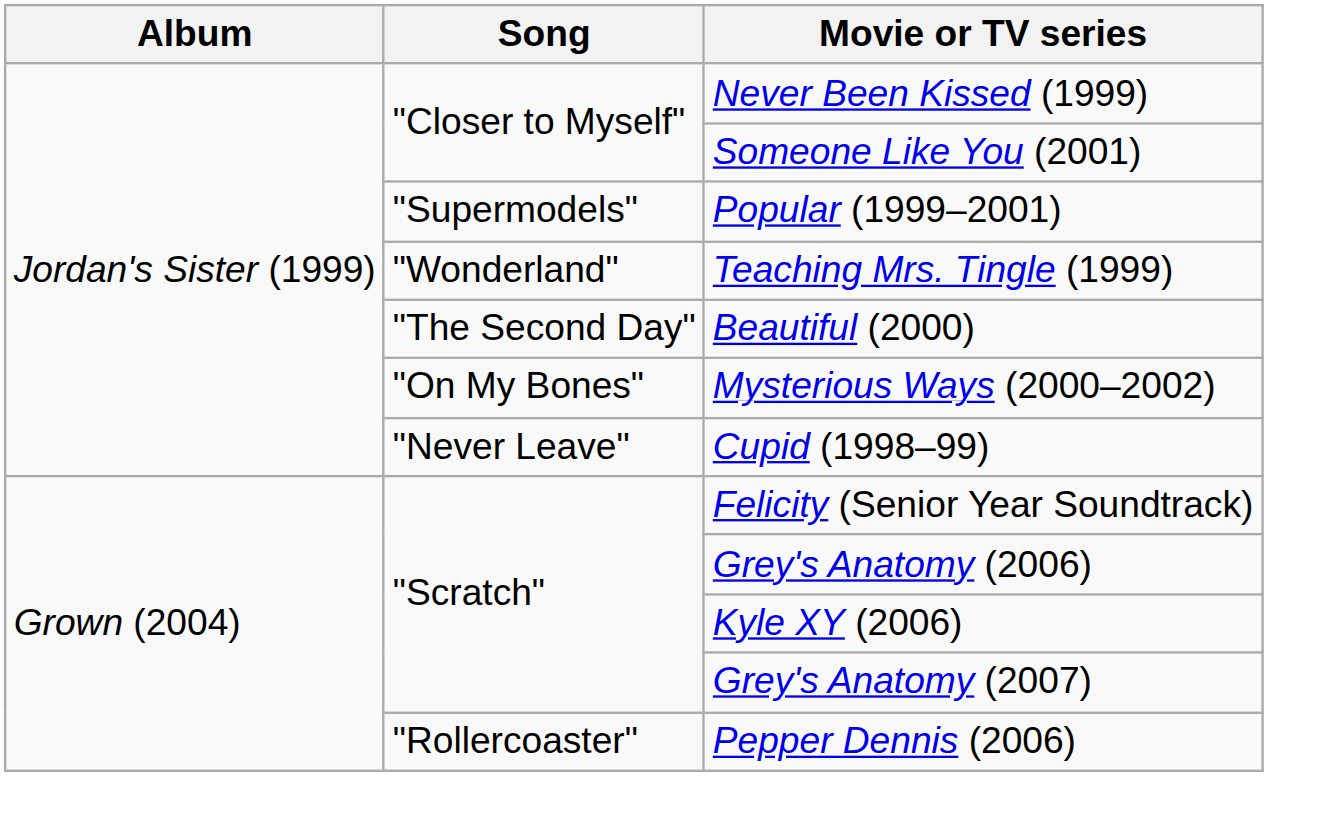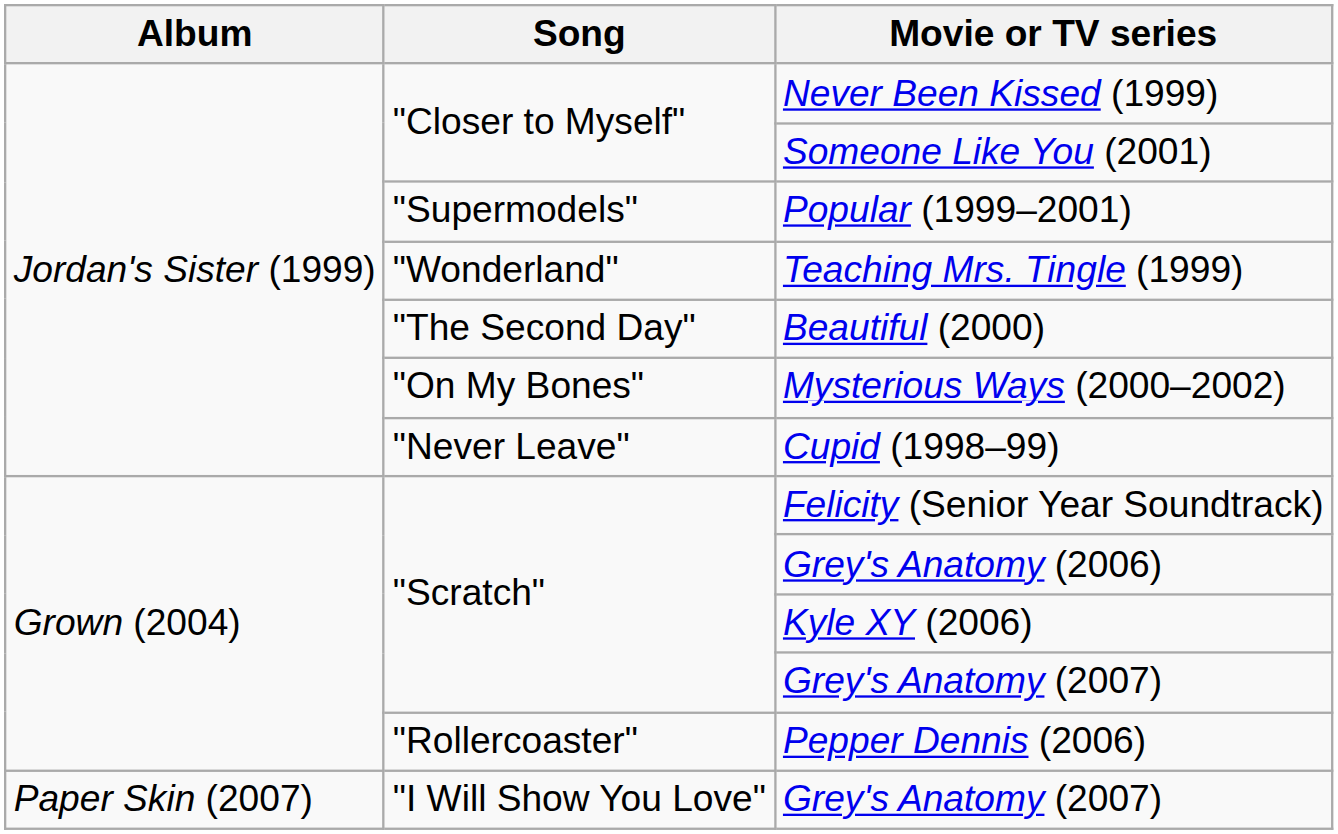+ row: (579, 799)
